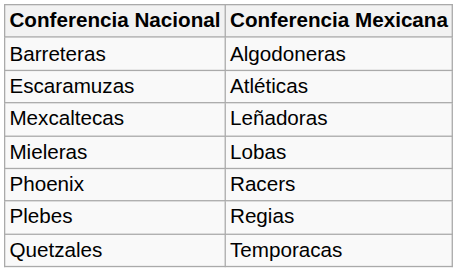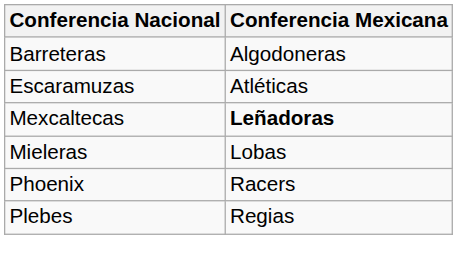(279, 119) normal -> (282, 119) bold
- row: (56, 250)
